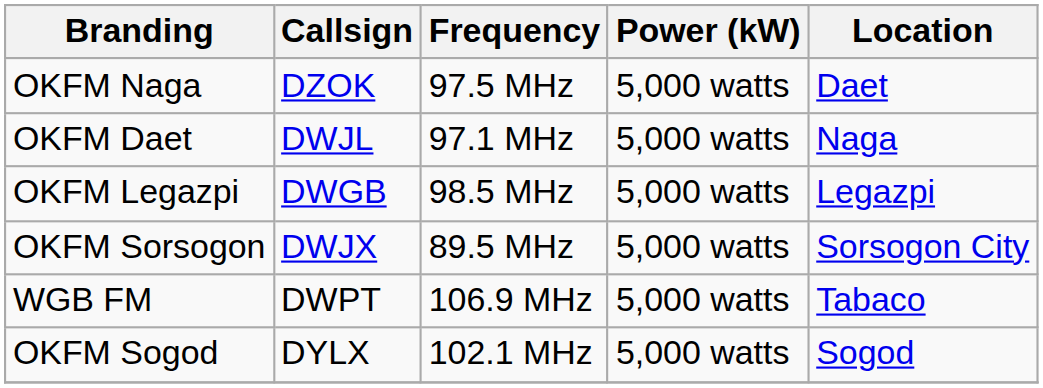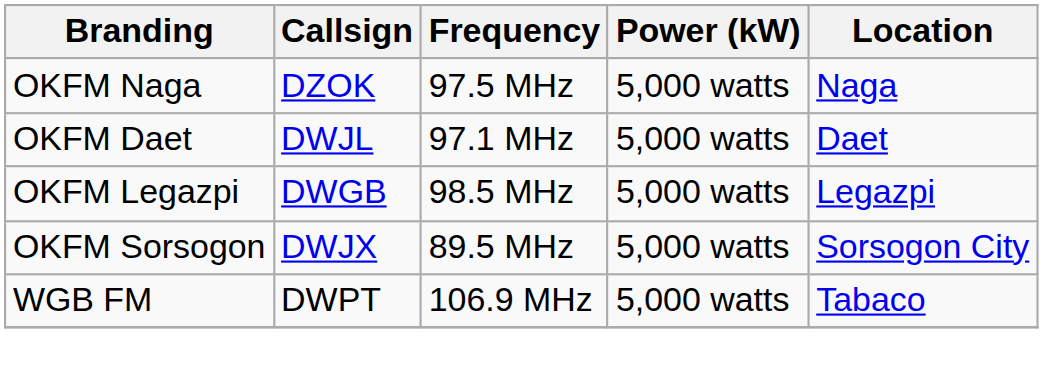(852, 85) Daet -> (857, 85) Naga
(857, 138) Naga -> (852, 138) Daet
- row: (116, 354)
